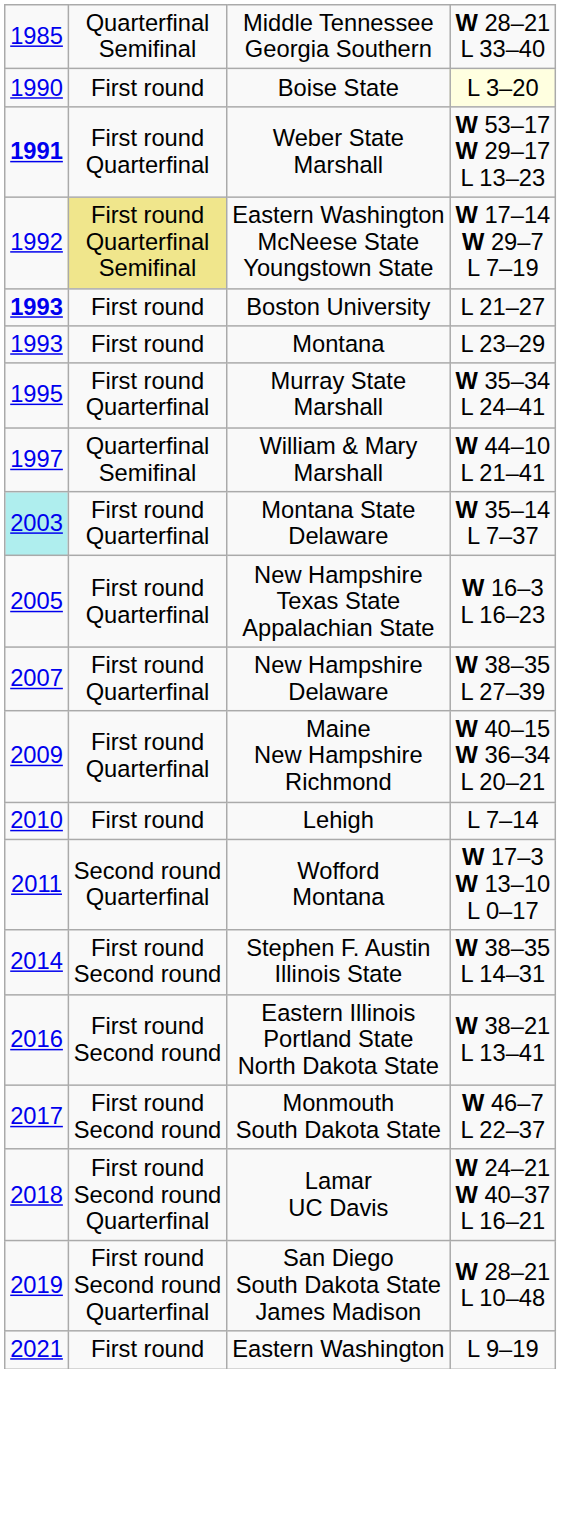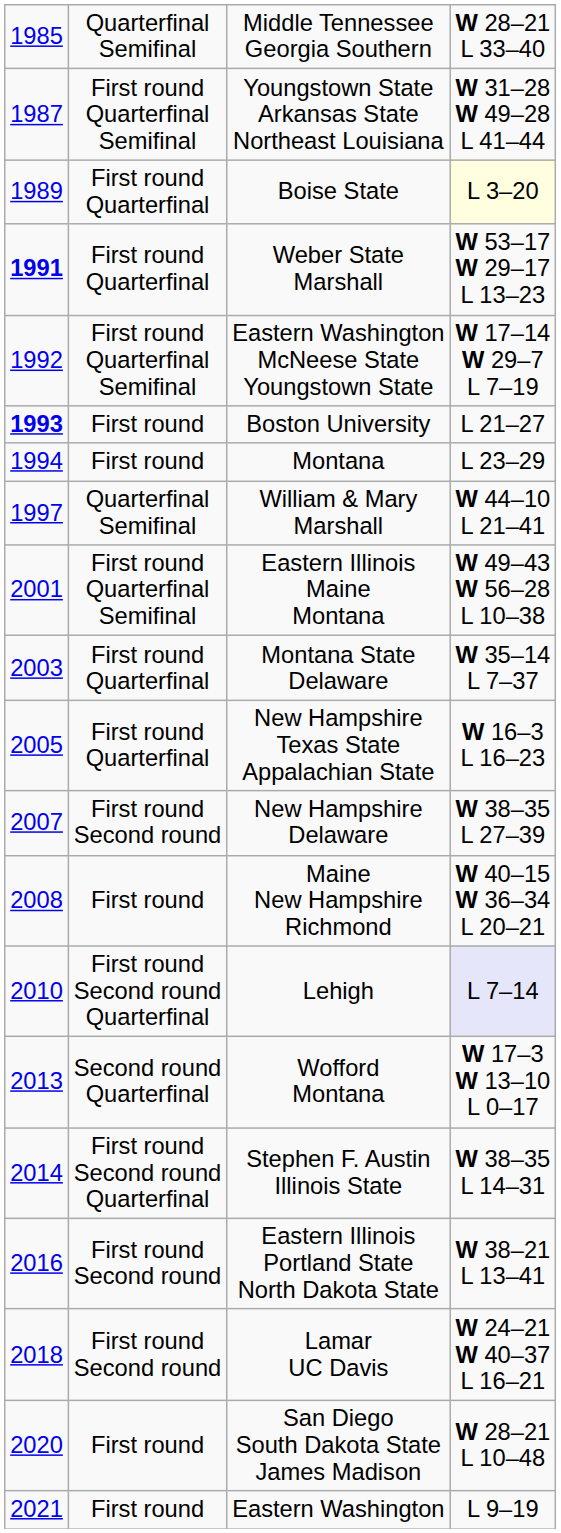+ row: (338, 114)
(37, 87) 1990 -> (37, 191) 1989
(148, 87) First round -> (148, 191) First round Quarterfinal
(148, 242) khaki background -> (148, 359) no background
(37, 344) 1993 -> (37, 461) 1994
- row: (338, 395)
+ row: (338, 590)
(37, 523) paleturquoise background -> (37, 667) no background
(148, 678) First round Quarterfinal -> (148, 822) First round Second round
(37, 756) 2009 -> (37, 900) 2008
(148, 756) First round Quarterfinal -> (148, 900) First round
(148, 820) First round -> (148, 991) First round Second round Quarterfinal
(503, 820) no background -> (503, 991) lavender background
(37, 884) 2011 -> (37, 1081) 2013
(148, 961) First round Second round -> (148, 1172) First round Second round Quarterfinal
- row: (338, 1116)
(148, 1194) First round Second round Quarterfinal -> (148, 1354) First round Second round
(37, 1285) 2019 -> (37, 1445) 2020
(148, 1285) First round Second round Quarterfinal -> (148, 1445) First round
